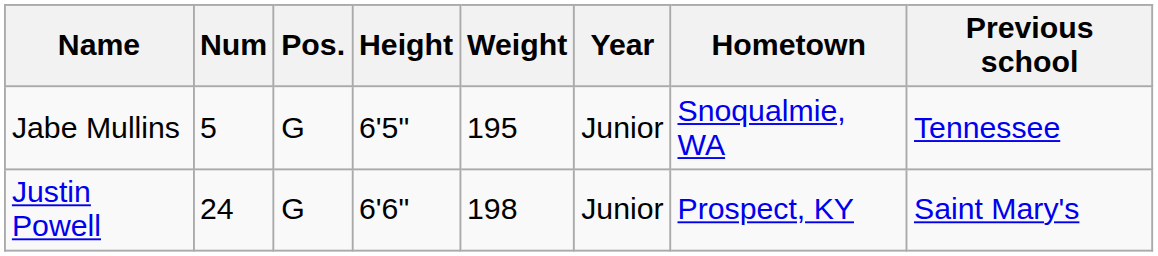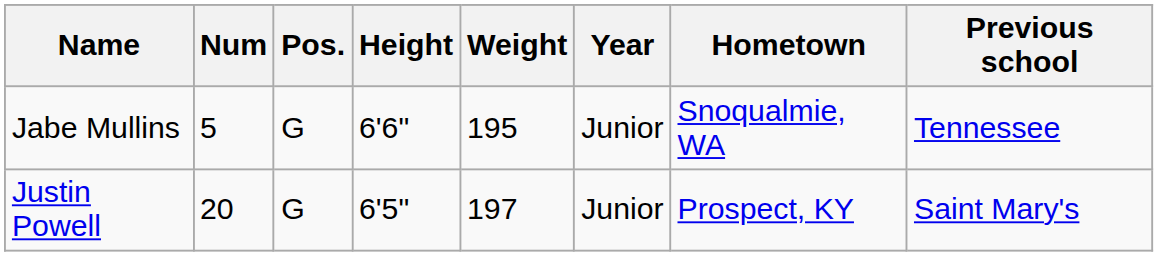(384, 127) 6'5" -> (384, 127) 6'6"
(217, 209) 24 -> (217, 209) 20
(384, 209) 6'6" -> (384, 209) 6'5"
(492, 209) 198 -> (492, 209) 197
